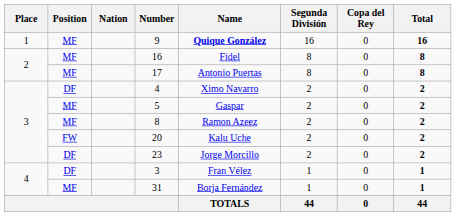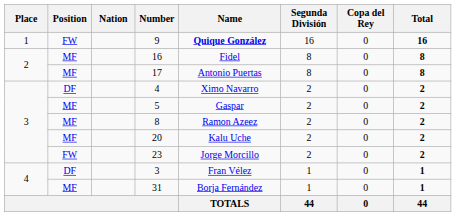(70, 40) MF -> (70, 40) FW
(70, 138) FW -> (70, 138) MF
(70, 154) DF -> (70, 154) FW
